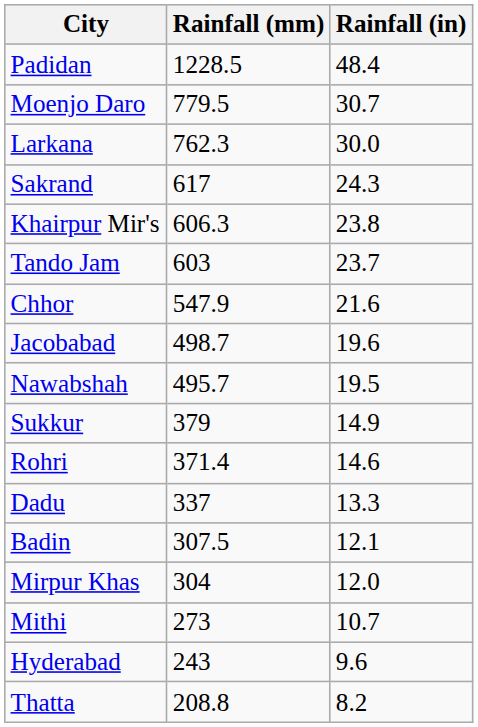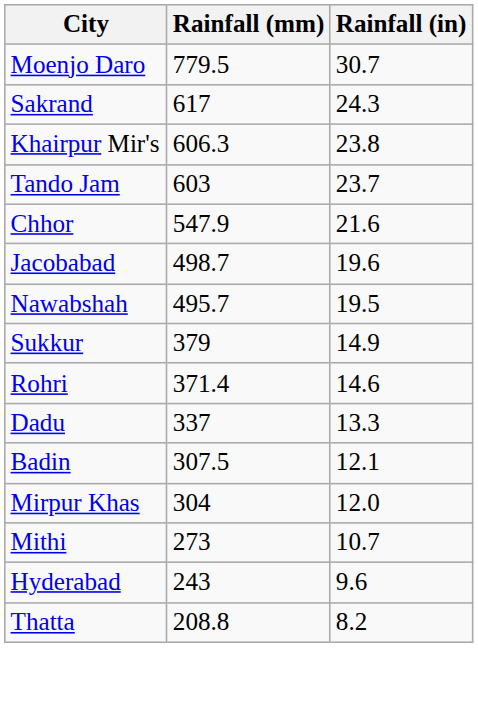- row: (51, 64)
- row: (52, 143)
